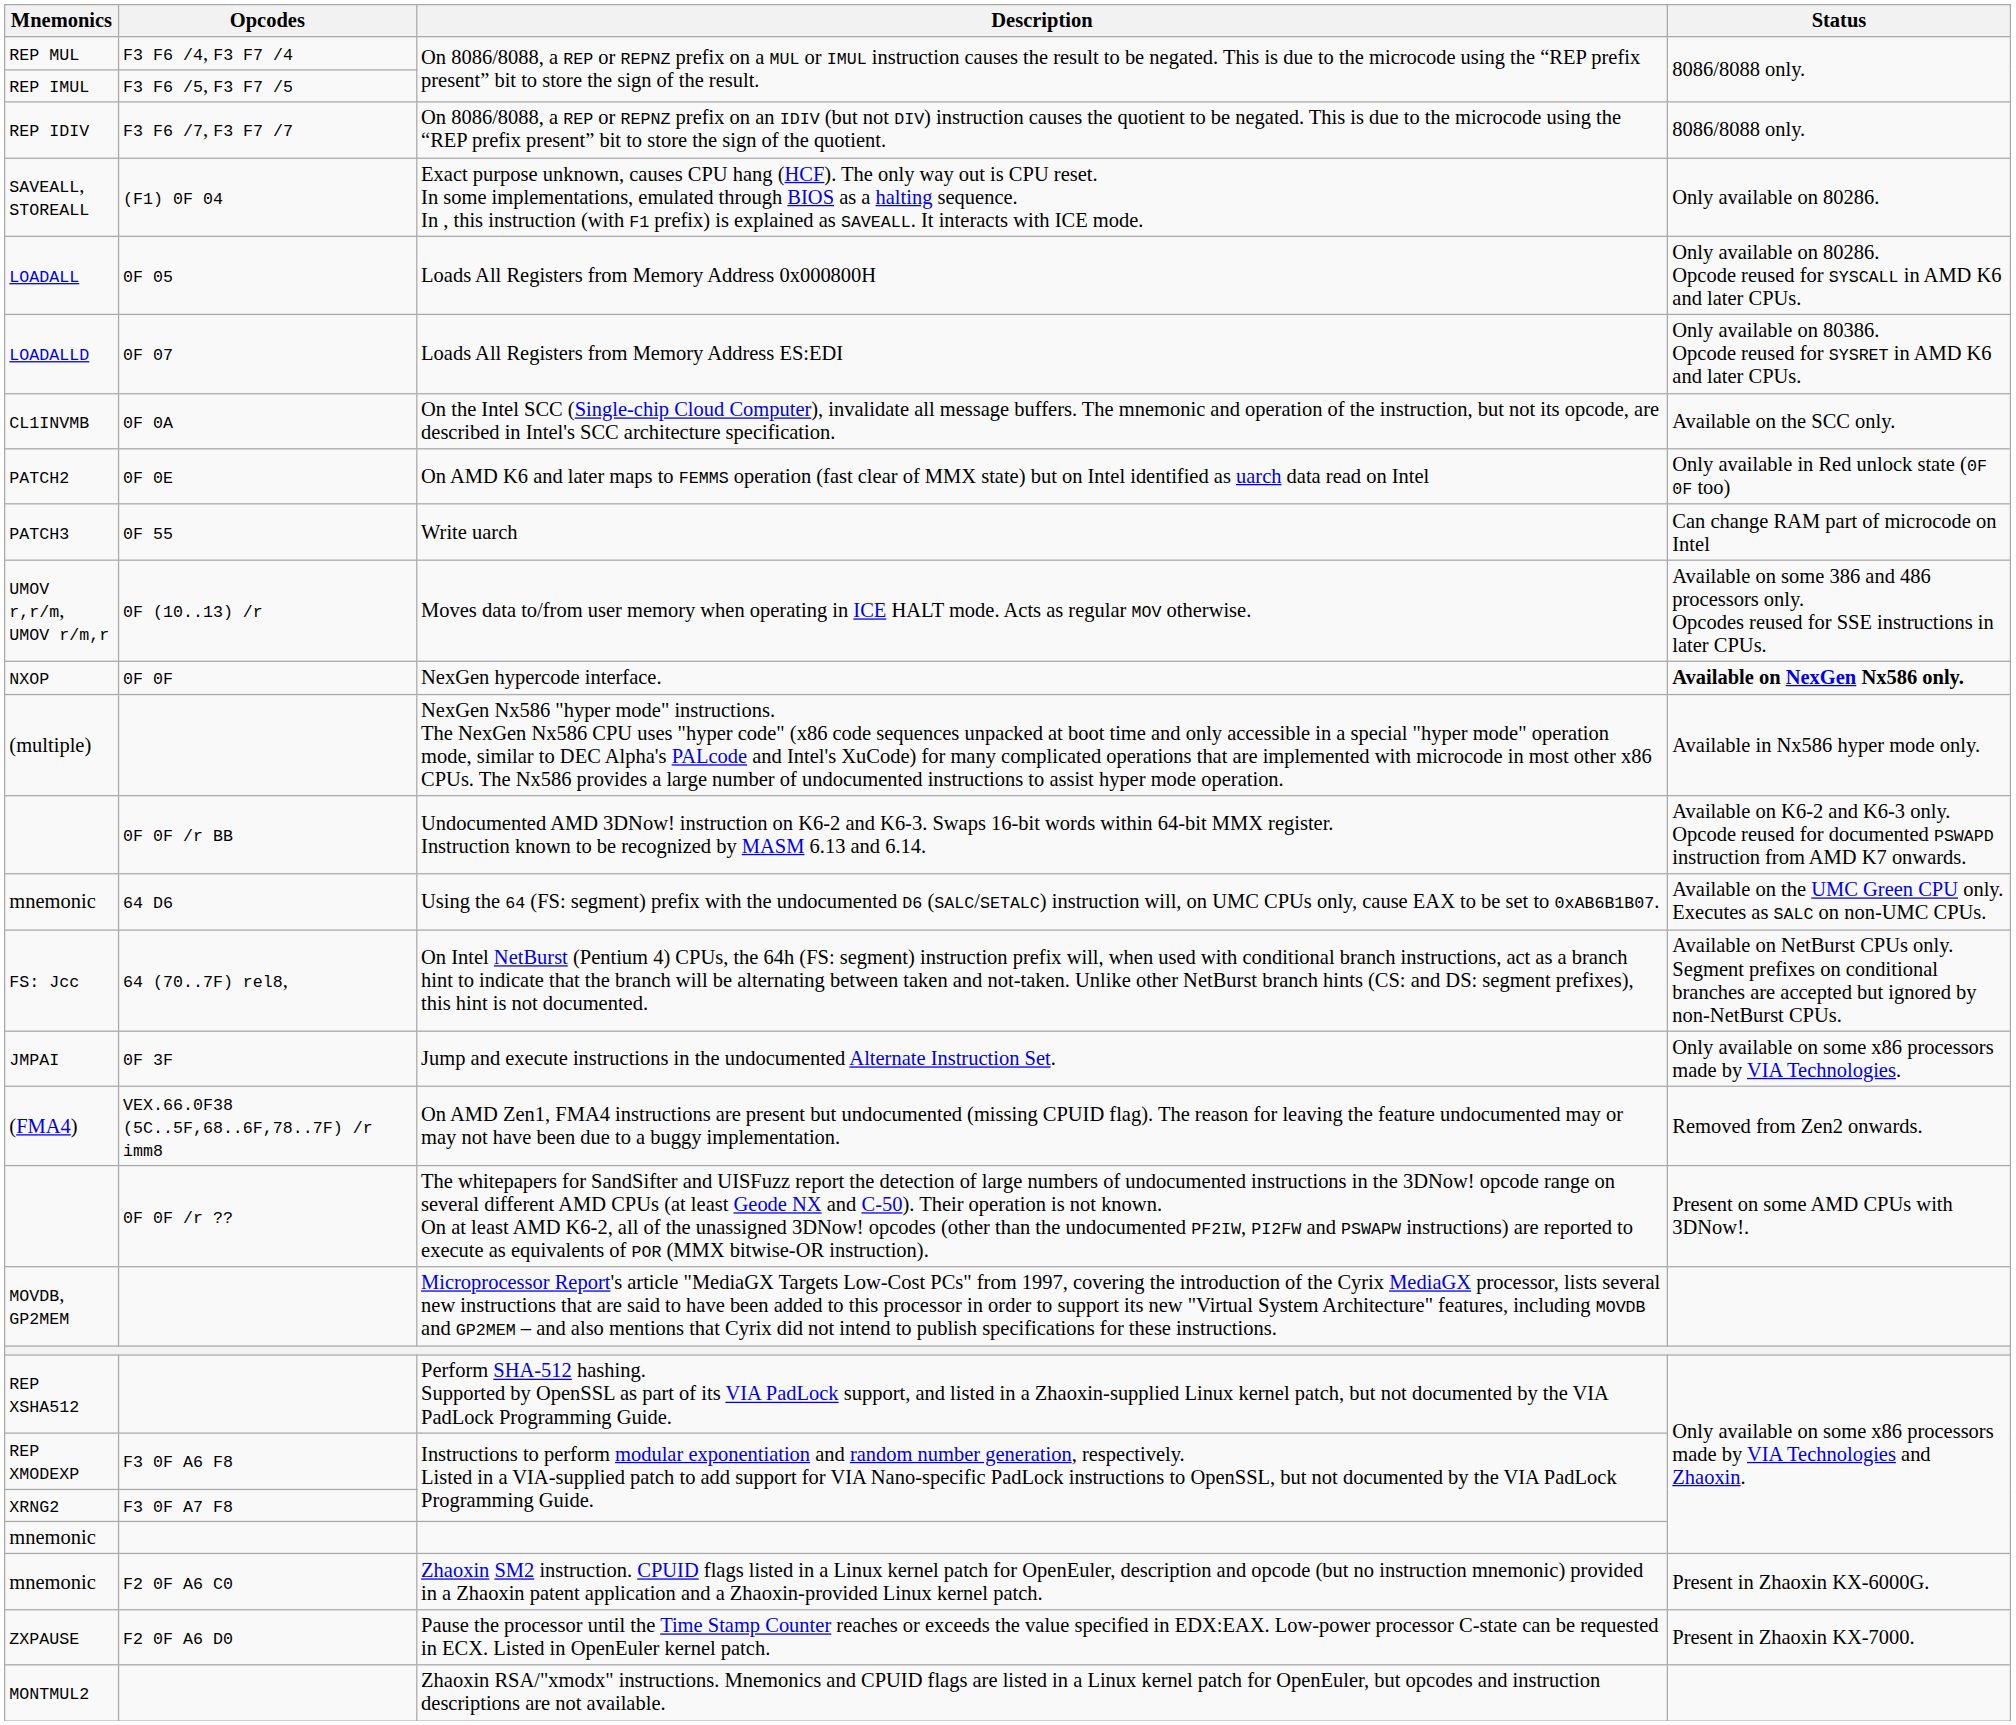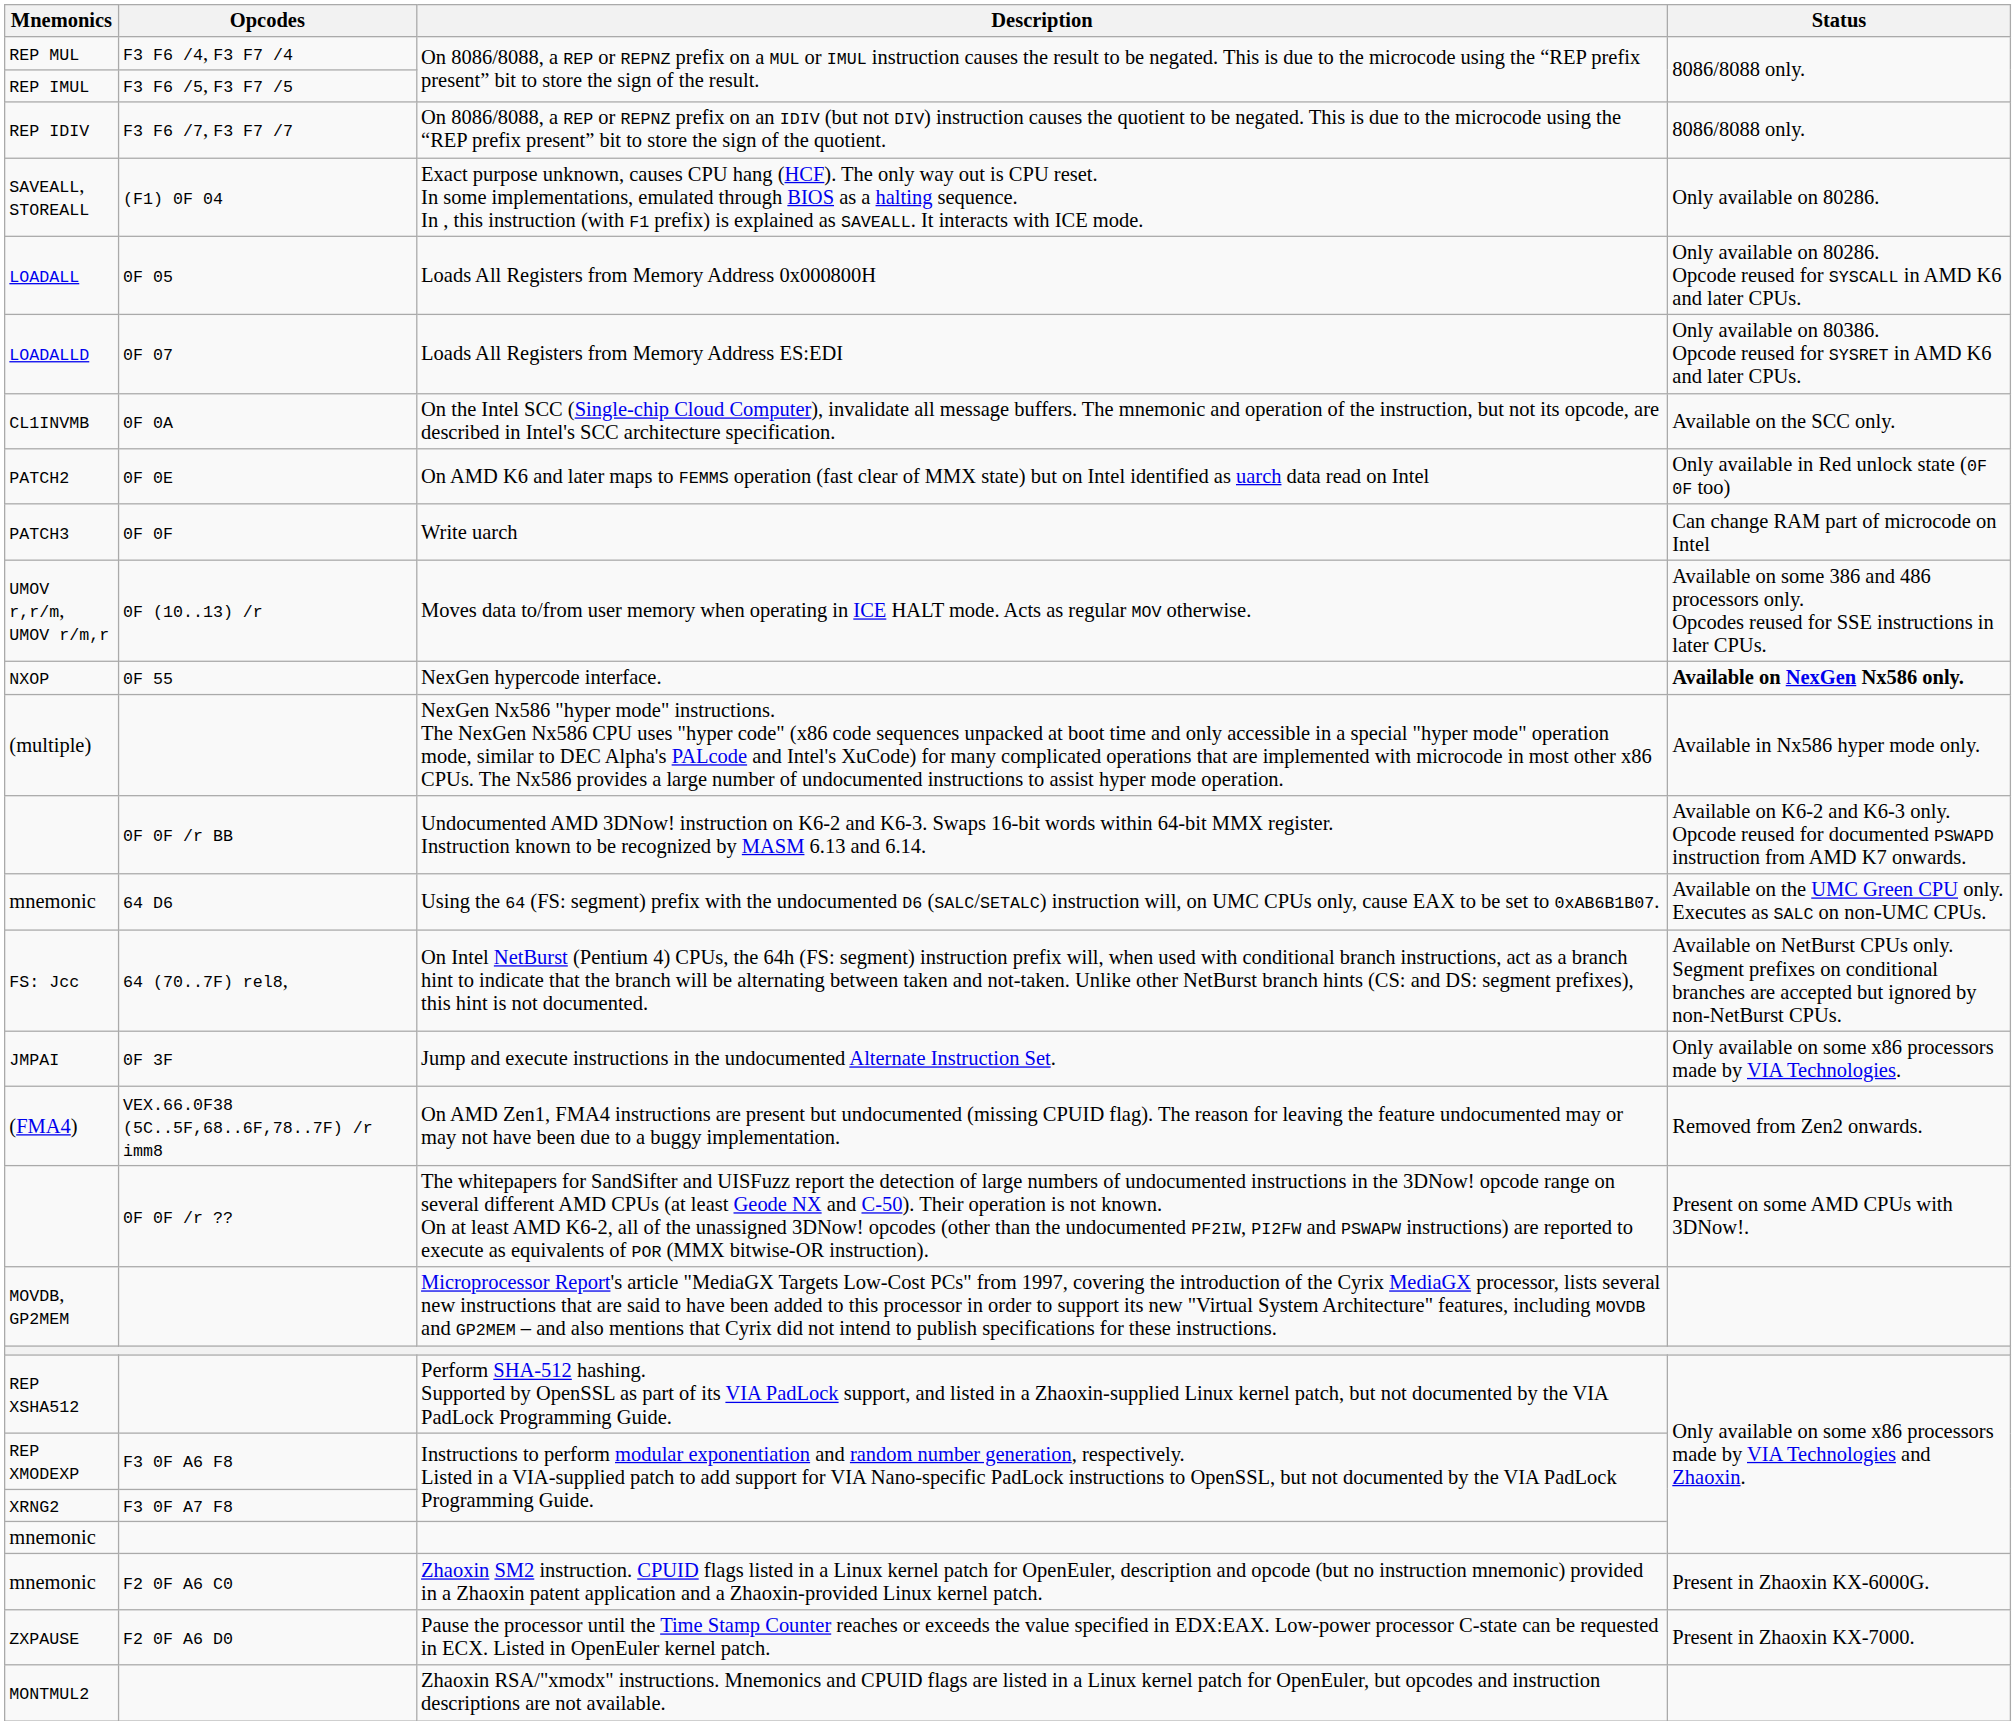(148, 534) 0F 55 -> (148, 534) 0F 0F
(148, 680) 0F 0F -> (148, 680) 0F 55
